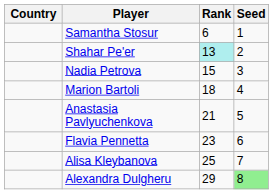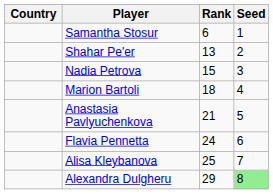(209, 52) paleturquoise background -> (209, 52) no background
(209, 141) 23 -> (209, 141) 24
